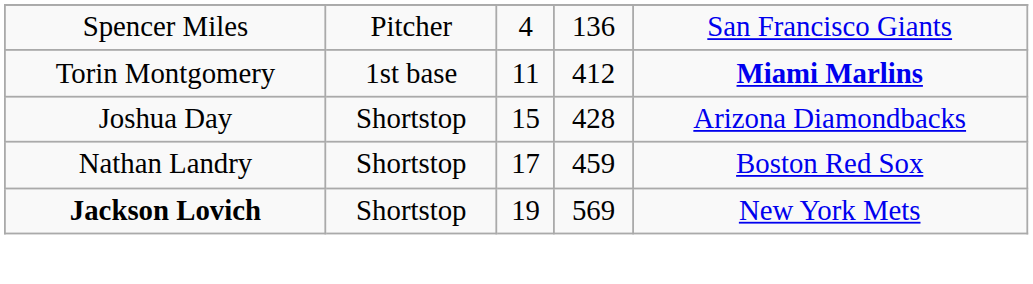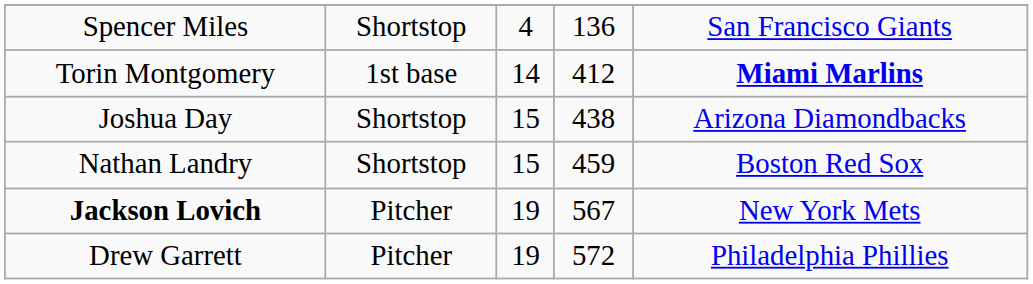(411, 27) Pitcher -> (411, 27) Shortstop
(526, 73) 11 -> (526, 73) 14
(594, 118) 428 -> (594, 118) 438
(526, 164) 17 -> (526, 164) 15
(411, 210) Shortstop -> (411, 210) Pitcher
(594, 210) 569 -> (594, 210) 567
+ row: (165, 255)
